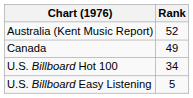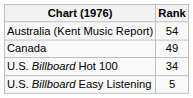(172, 31) 52 -> (172, 31) 54
